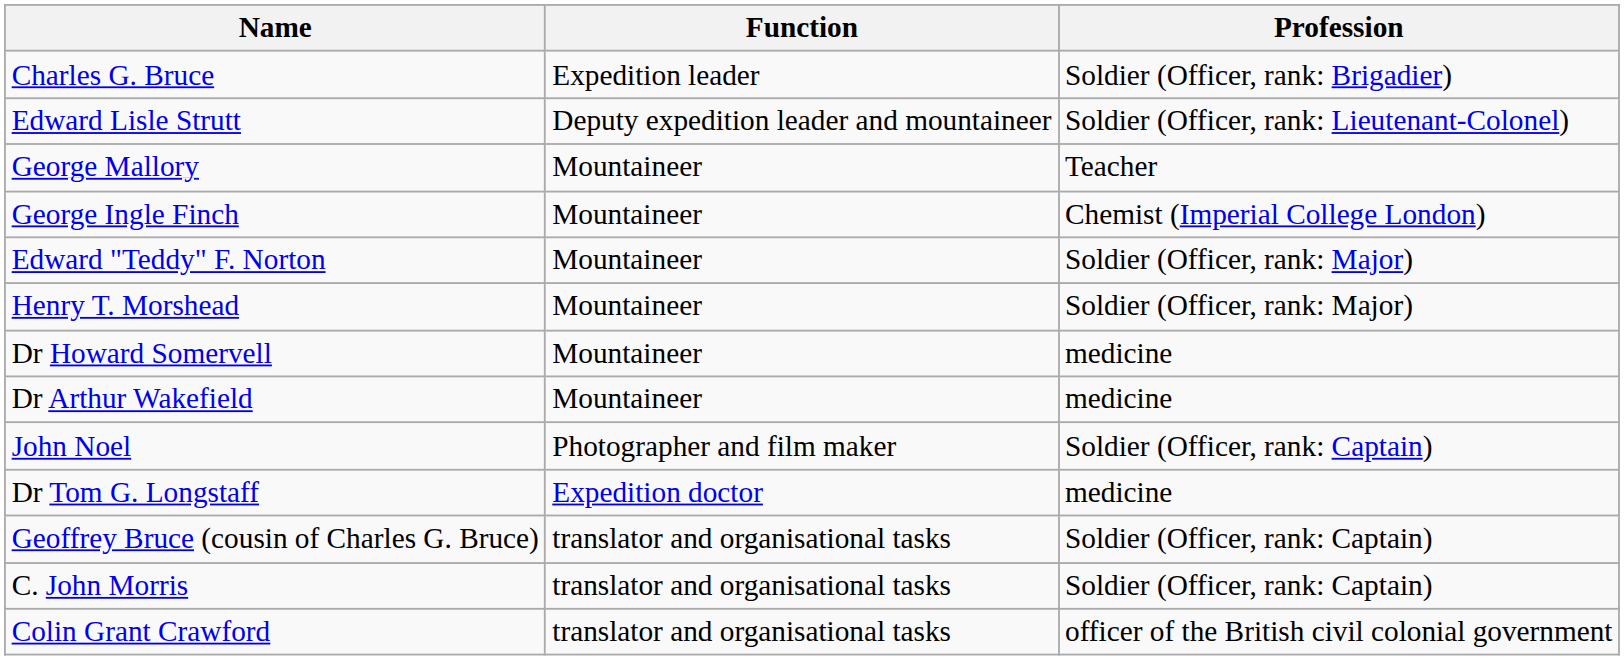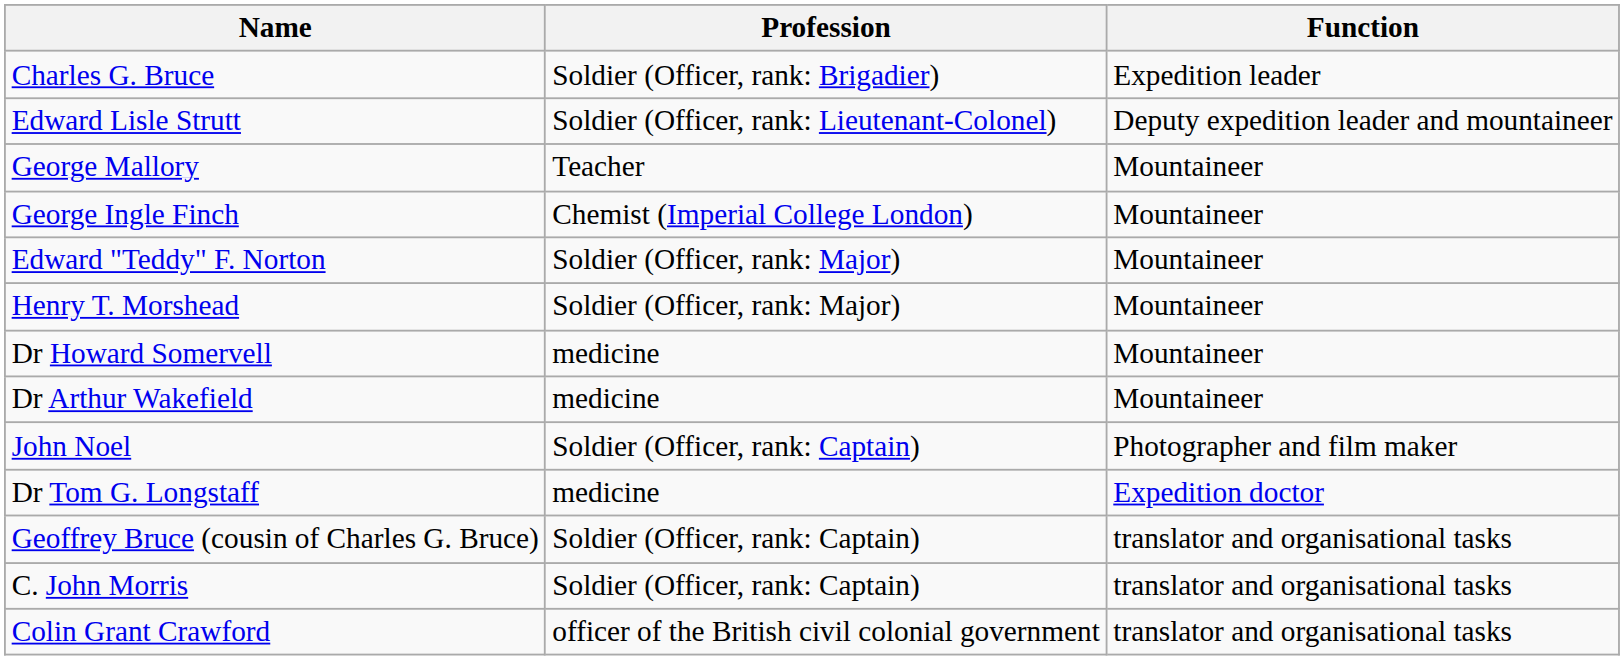columns swapped: (802, 27) <-> (1339, 27)
